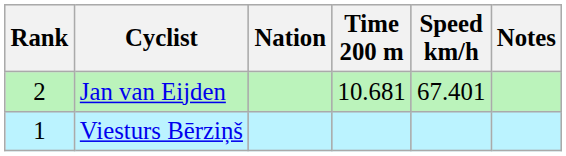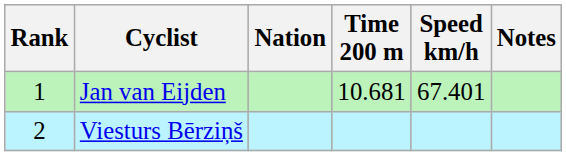(39, 91) 2 -> (39, 91) 1
(39, 130) 1 -> (39, 130) 2
